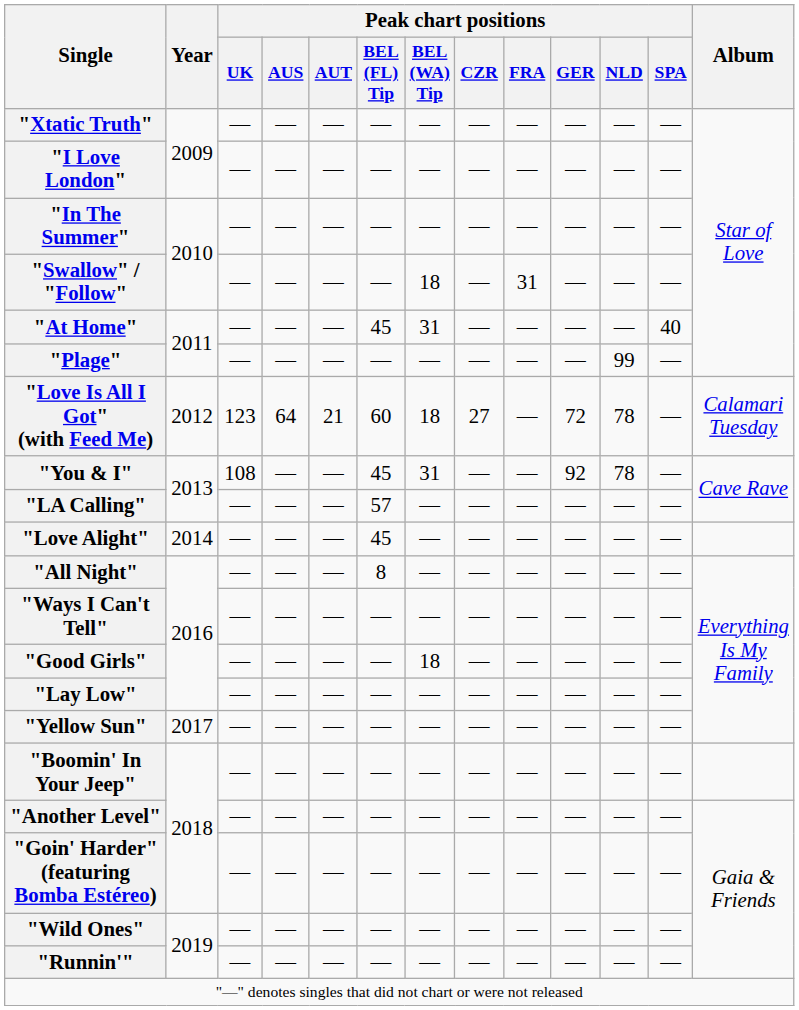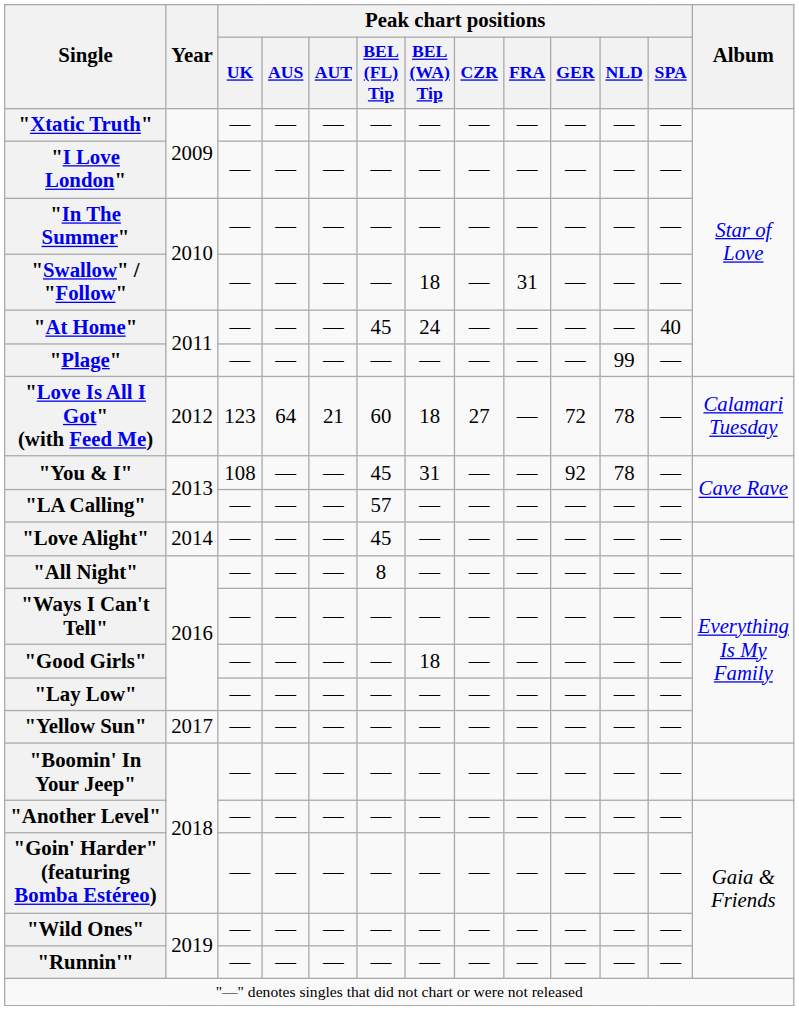(430, 326) 31 -> (430, 326) 24
